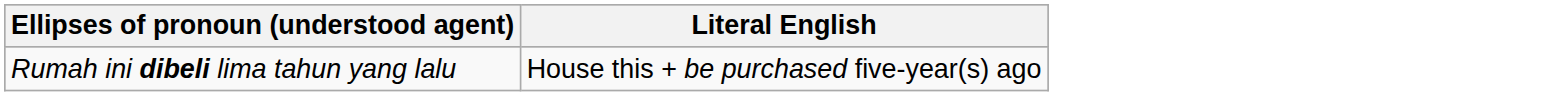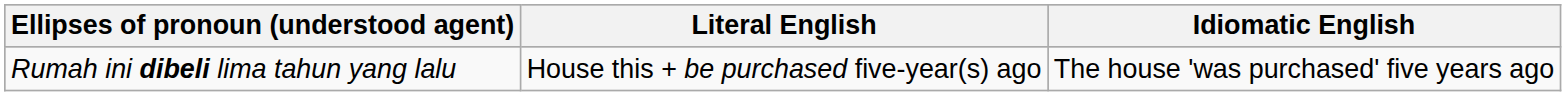+ column: (1304, 25)
